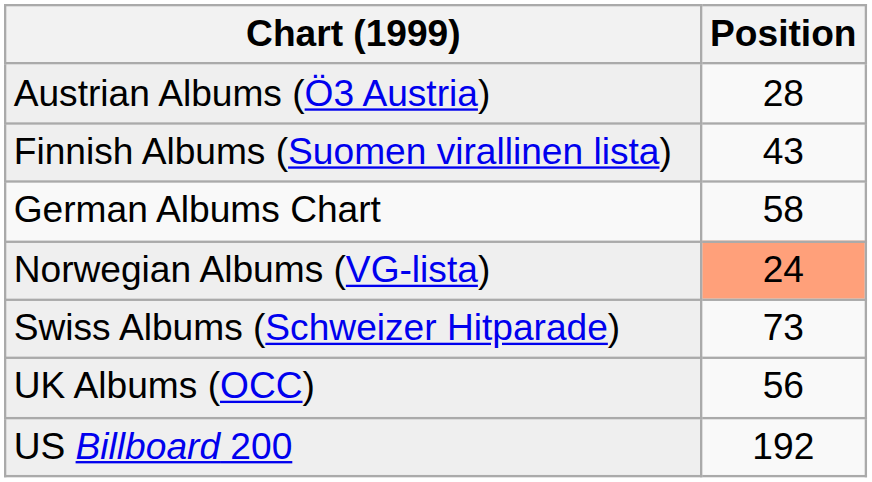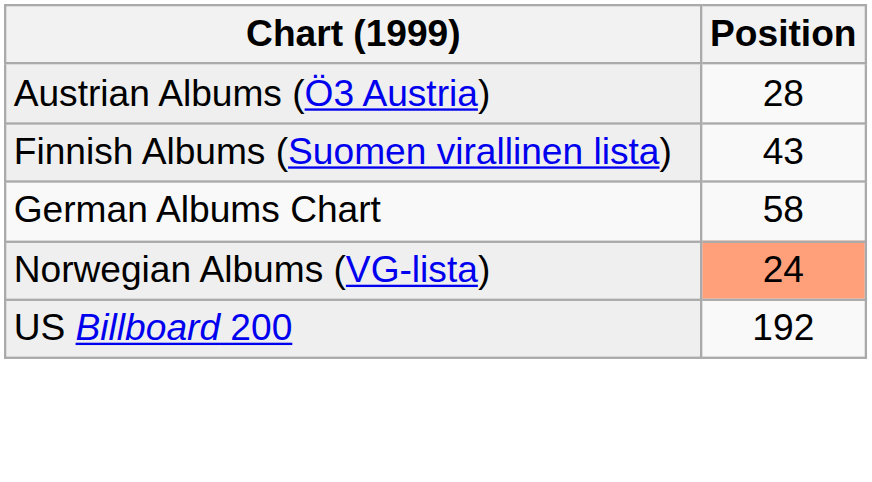- row: (317, 328)
- row: (164, 387)
